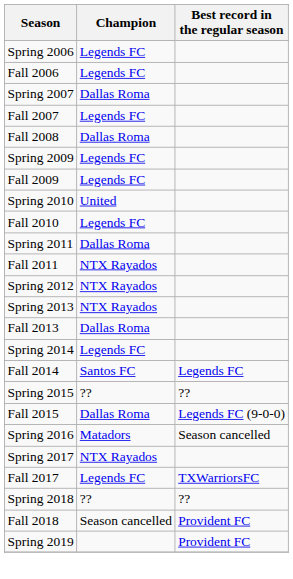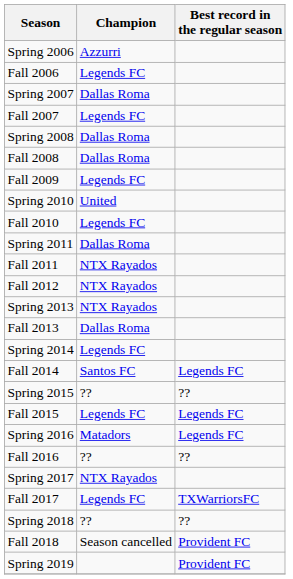(112, 51) Legends FC -> (100, 51) Azzurri
+ row: (41, 136)
- row: (41, 158)
- row: (41, 286)
+ row: (33, 286)
(115, 413) Dallas Roma -> (112, 413) Legends FC
(232, 413) Legends FC (9-0-0) -> (211, 413) Legends FC
(224, 435) Season cancelled -> (211, 435) Legends FC
+ row: (33, 456)
